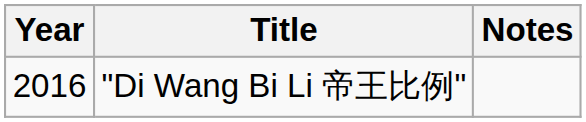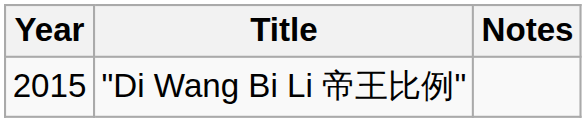(50, 86) 2016 -> (50, 86) 2015
